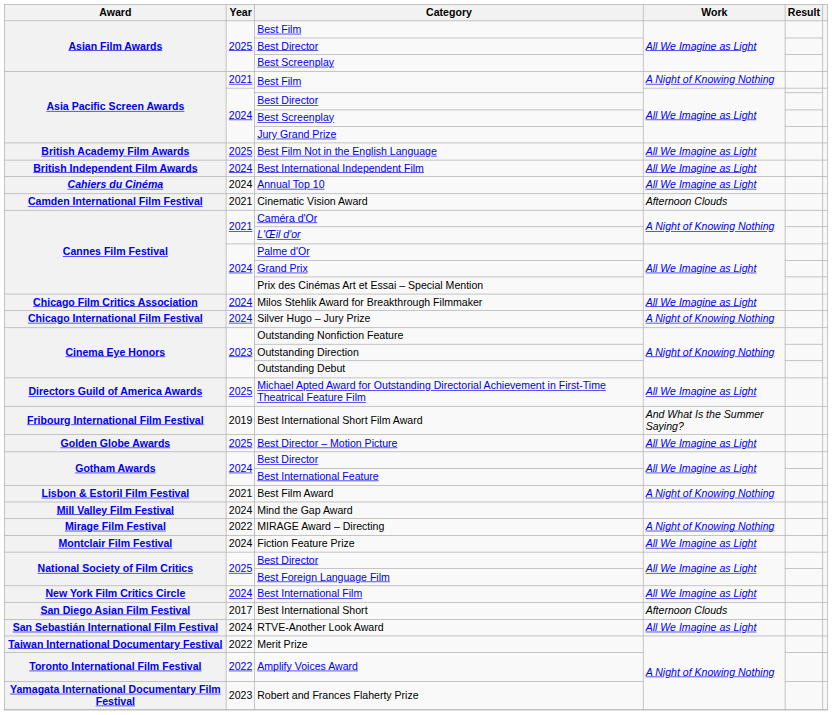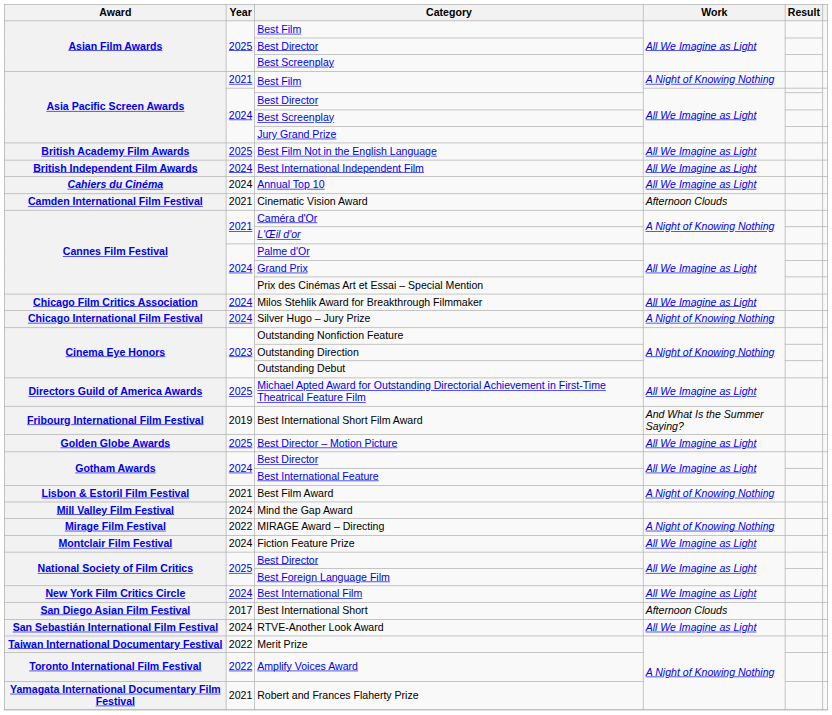(241, 695) 2023 -> (241, 695) 2021
